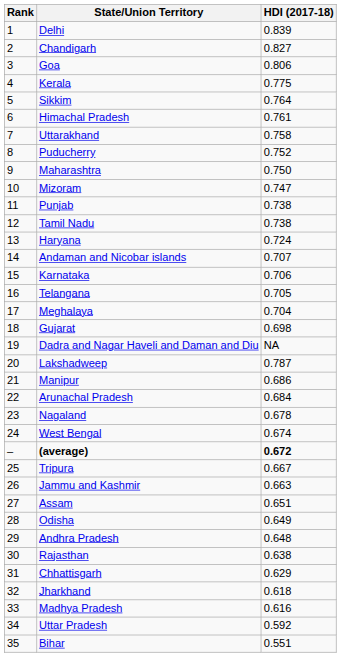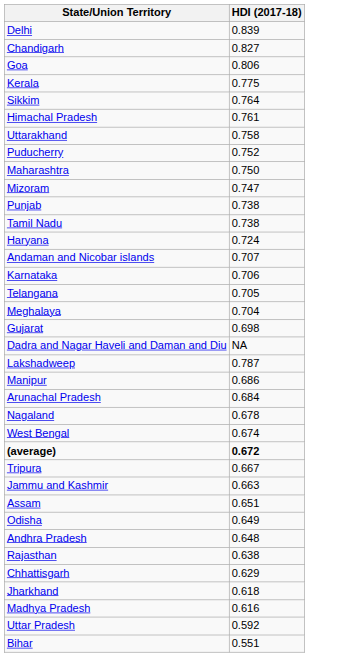- column: (20, 13)
